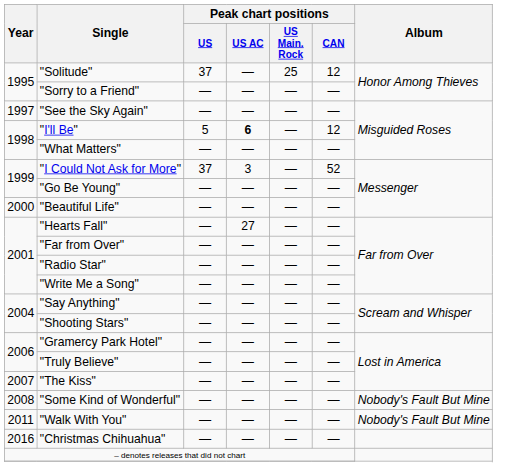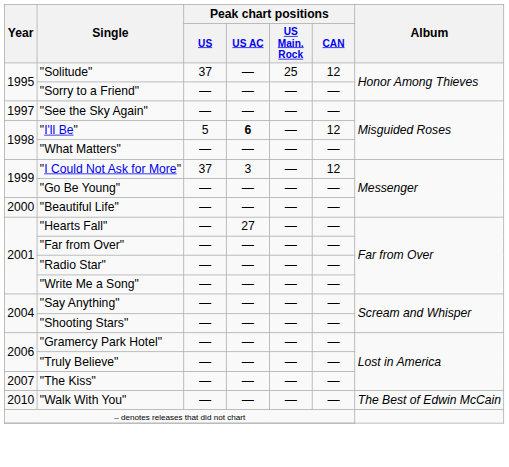(334, 168) 52 -> (334, 168) 12
- row: (110, 400)
(21, 419) 2011 -> (21, 400) 2010
(424, 419) Nobody's Fault But Mine -> (429, 400) The Best of Edwin McCain
- row: (103, 438)
